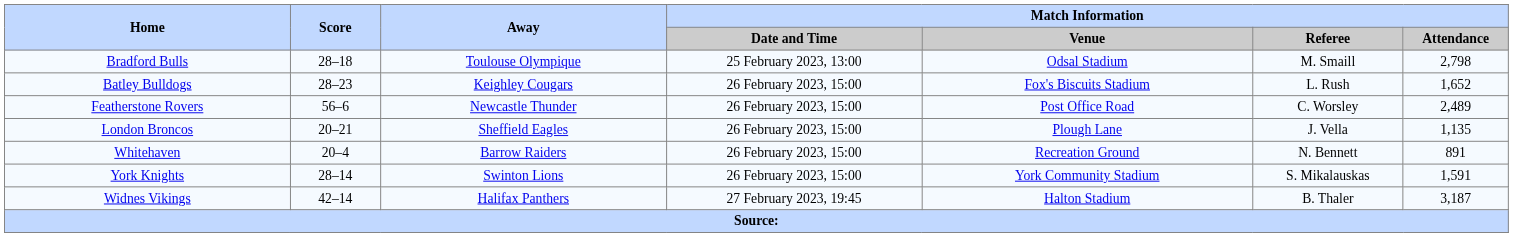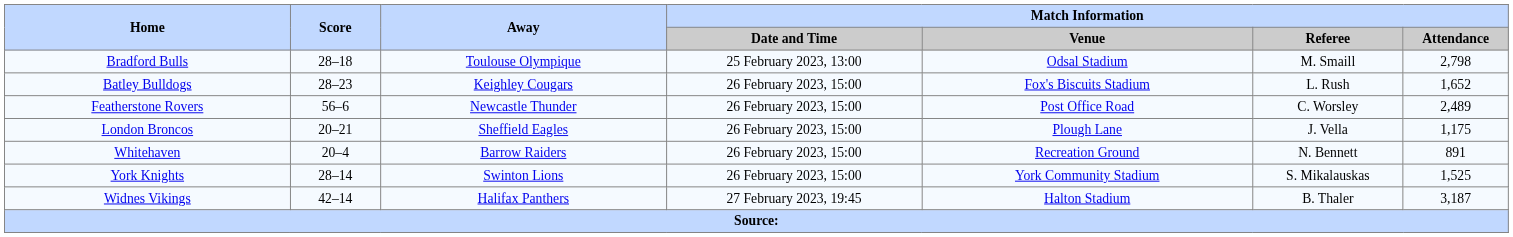(1456, 129) 1,135 -> (1456, 129) 1,175
(1456, 175) 1,591 -> (1456, 175) 1,525
